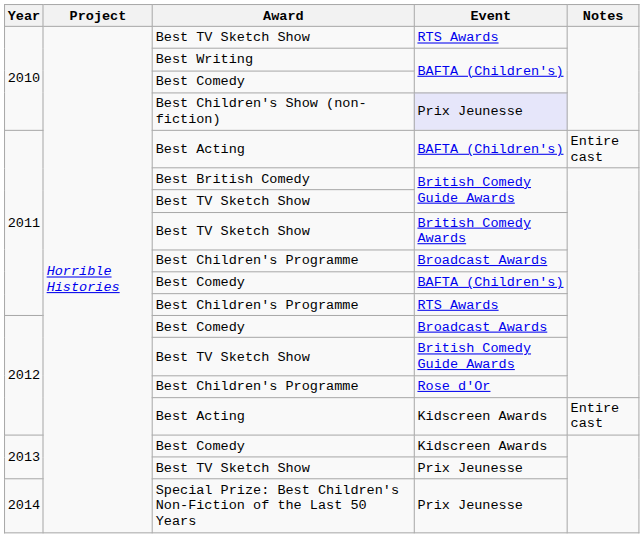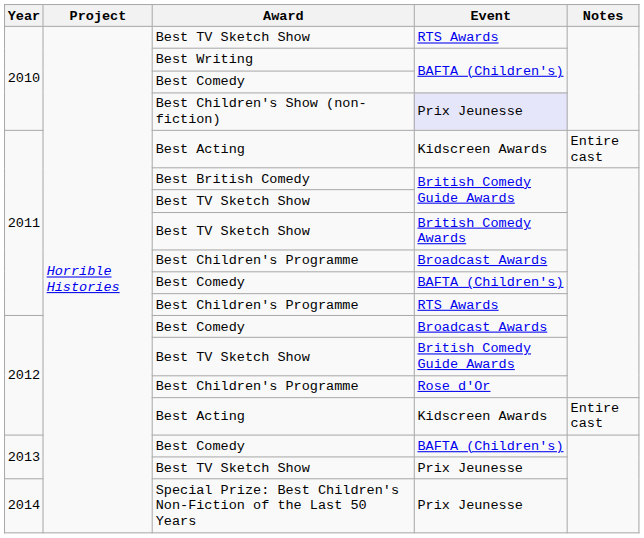(490, 149) BAFTA (Children's) -> (482, 149) Kidscreen Awards
(482, 446) Kidscreen Awards -> (490, 446) BAFTA (Children's)
